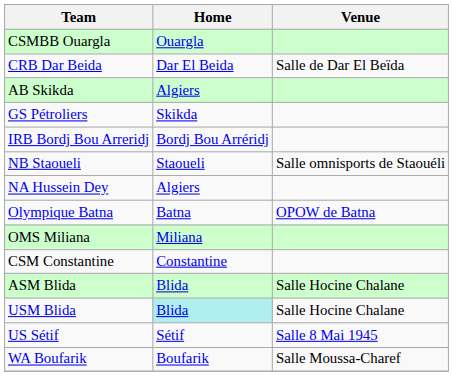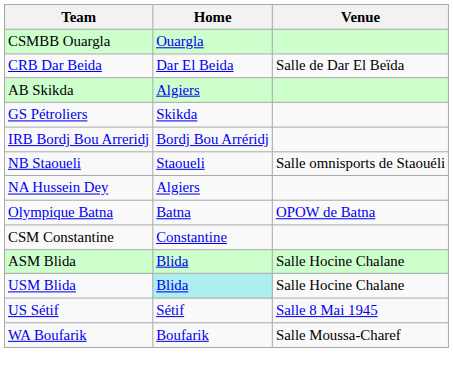- row: (49, 237)
